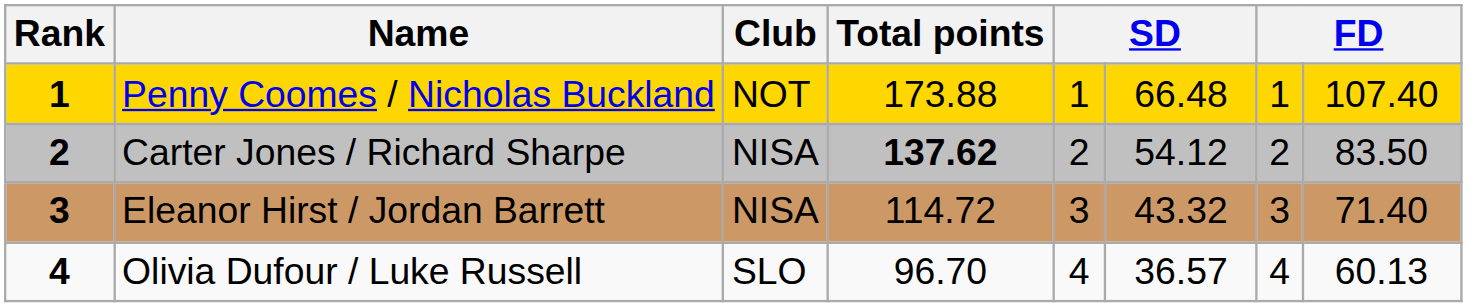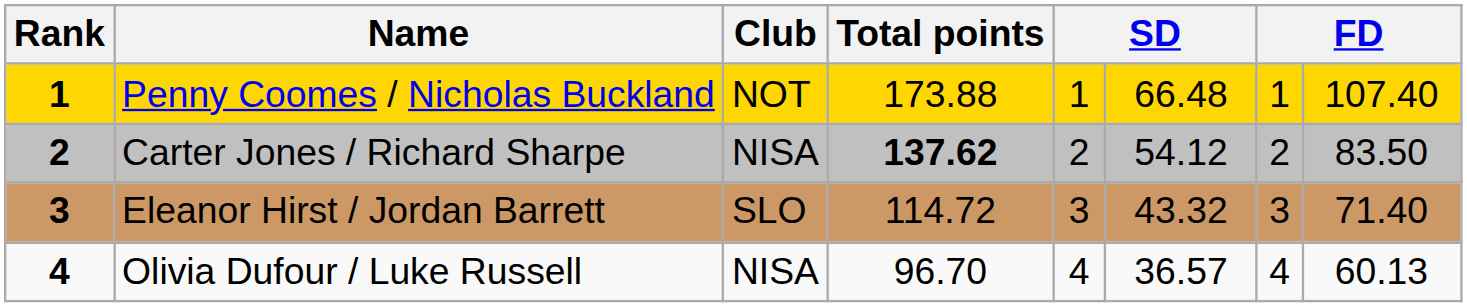(775, 211) NISA -> (769, 211) SLO
(769, 270) SLO -> (775, 270) NISA
